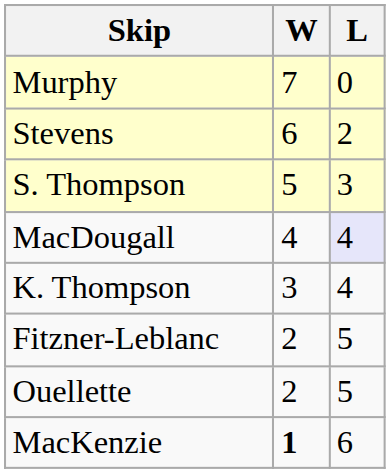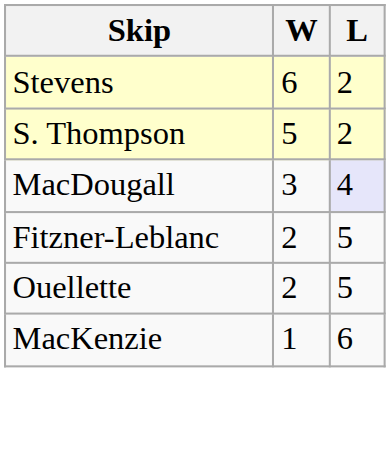- row: (65, 81)
(345, 184) 3 -> (345, 133) 2
(289, 236) 4 -> (289, 184) 3
- row: (102, 287)
(289, 442) bold -> (289, 339) normal
